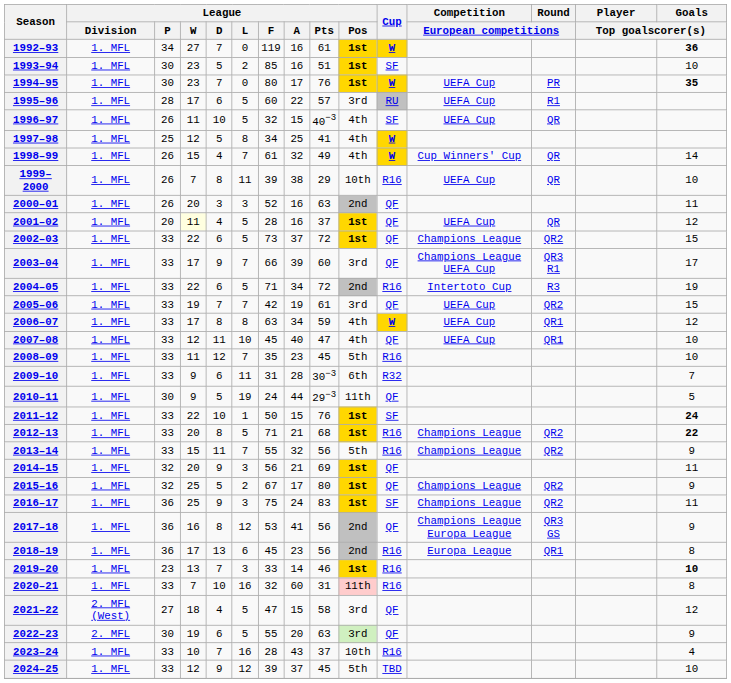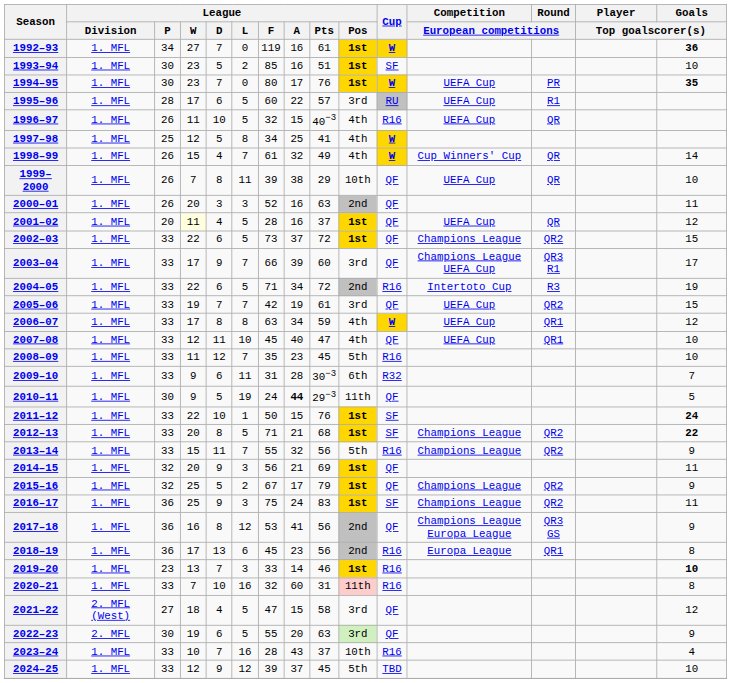(392, 120) SF -> (392, 120) R16
(392, 180) R16 -> (392, 180) QF
(297, 397) normal -> (297, 397) bold
(392, 433) R16 -> (392, 433) SF
(324, 486) 80 -> (324, 486) 79
